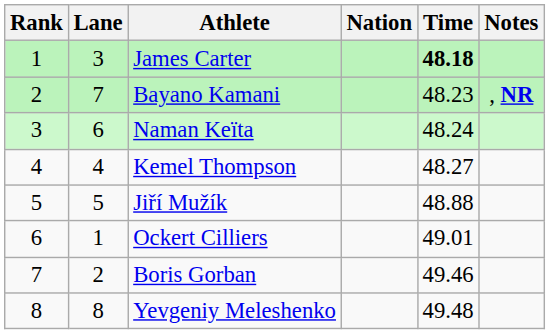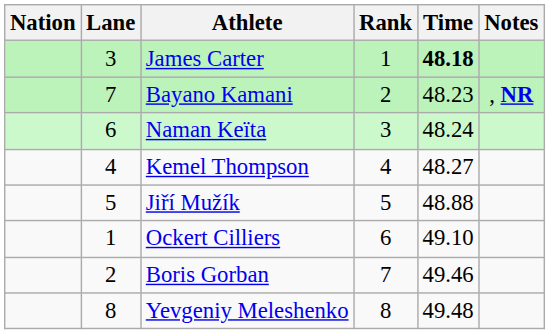columns swapped: (36, 22) <-> (379, 22)
(448, 238) 49.01 -> (448, 238) 49.10
